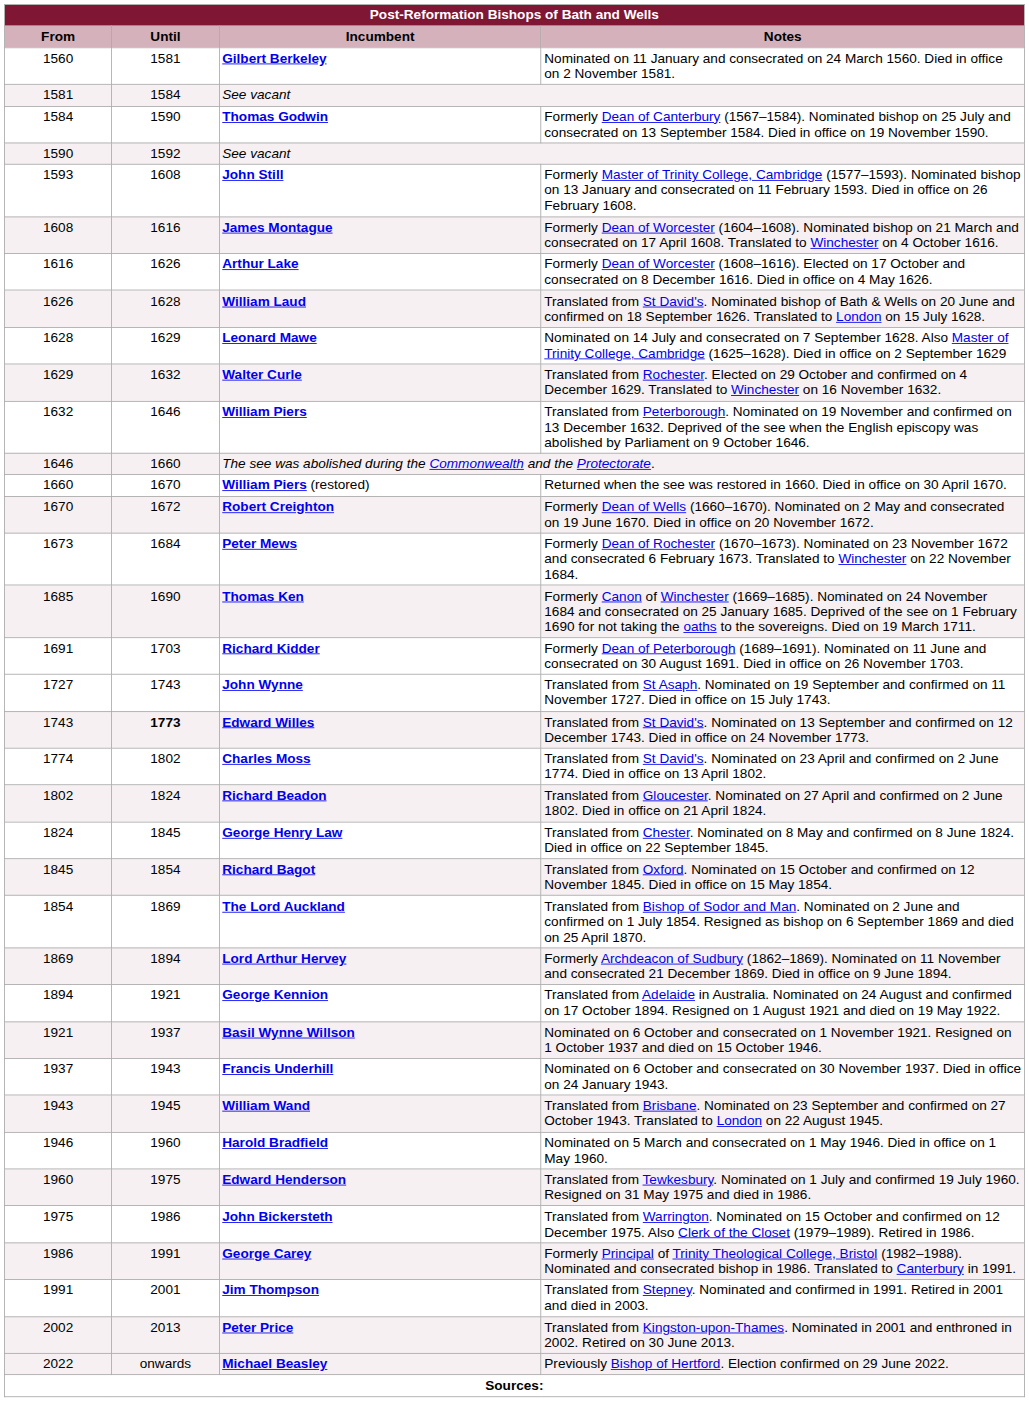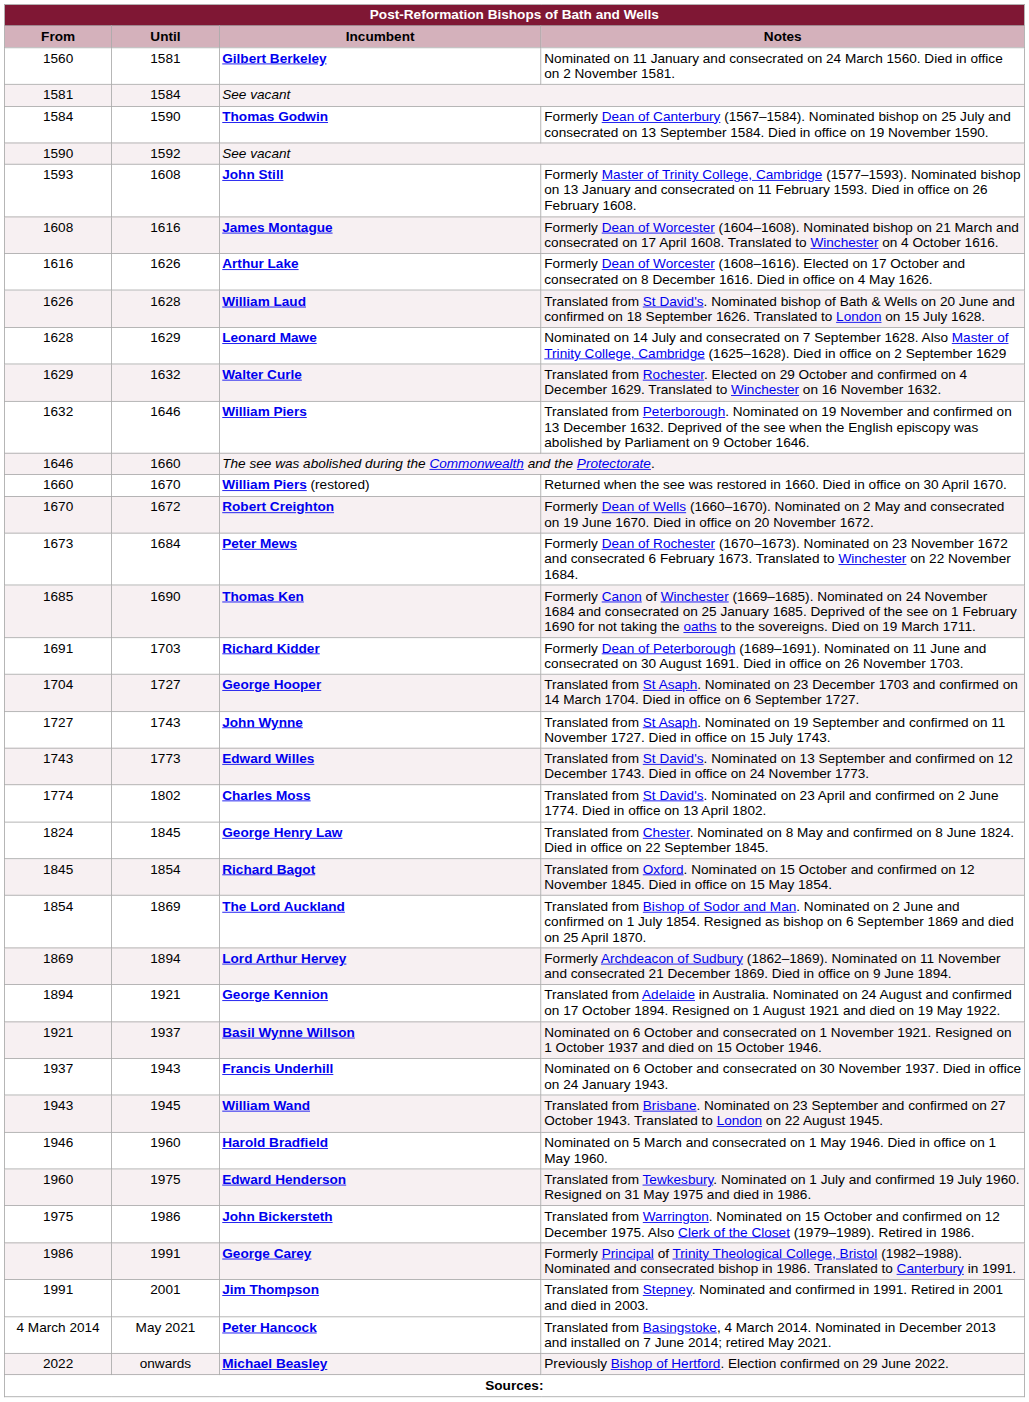+ row: (58, 685)
(165, 722) bold -> (165, 758) normal
- row: (58, 795)
- row: (58, 1327)
+ row: (58, 1327)
